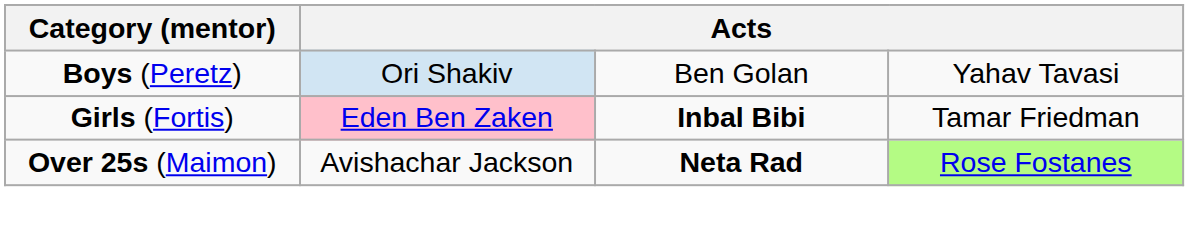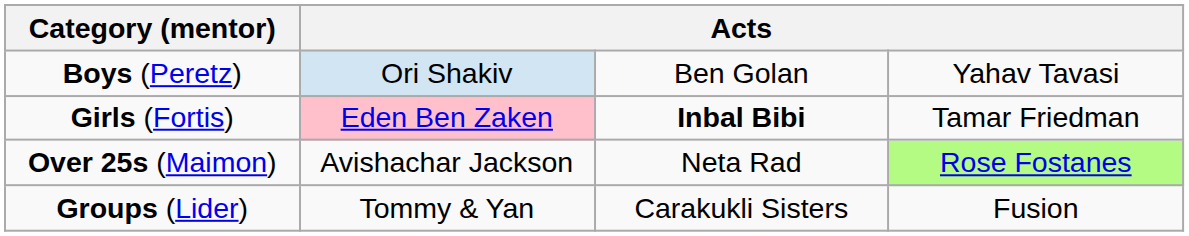(741, 163) bold -> (741, 163) normal
+ row: (152, 208)
